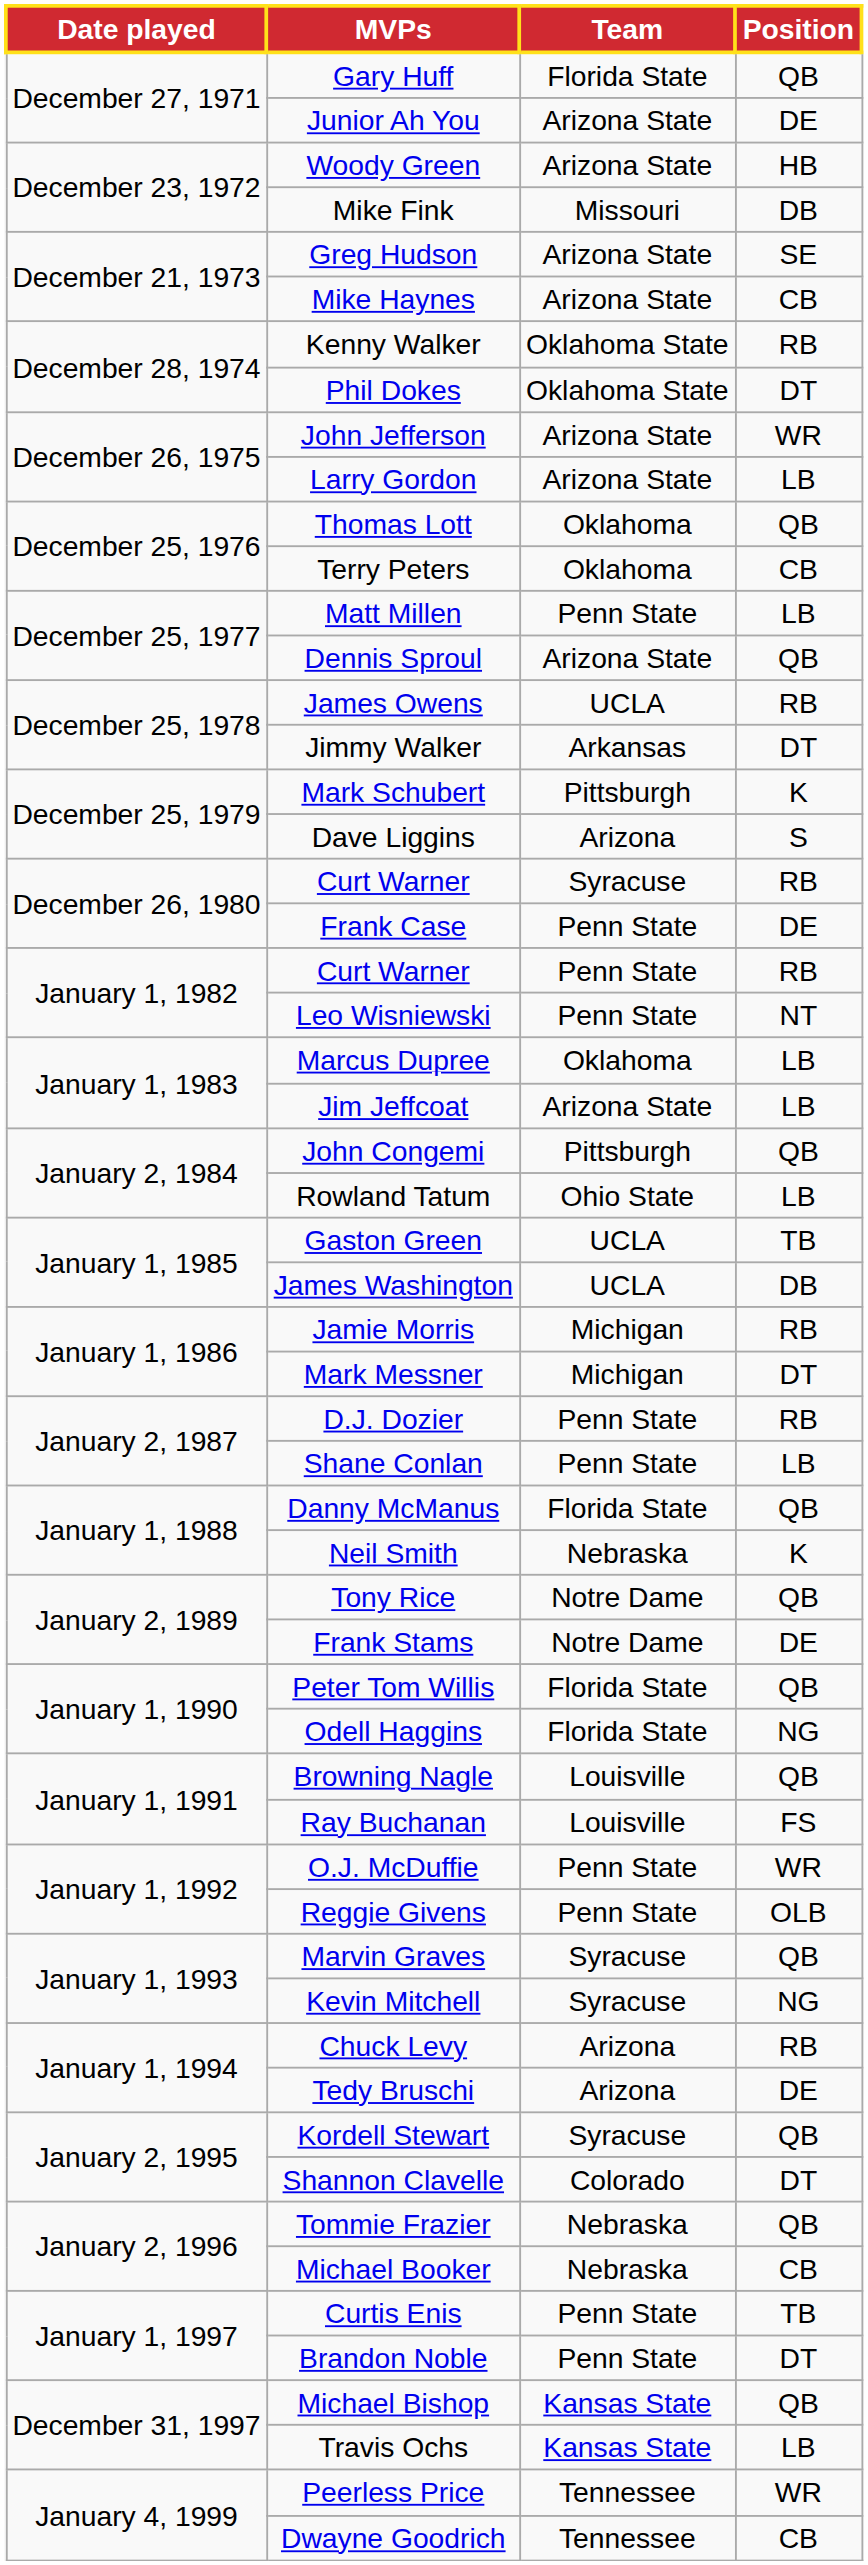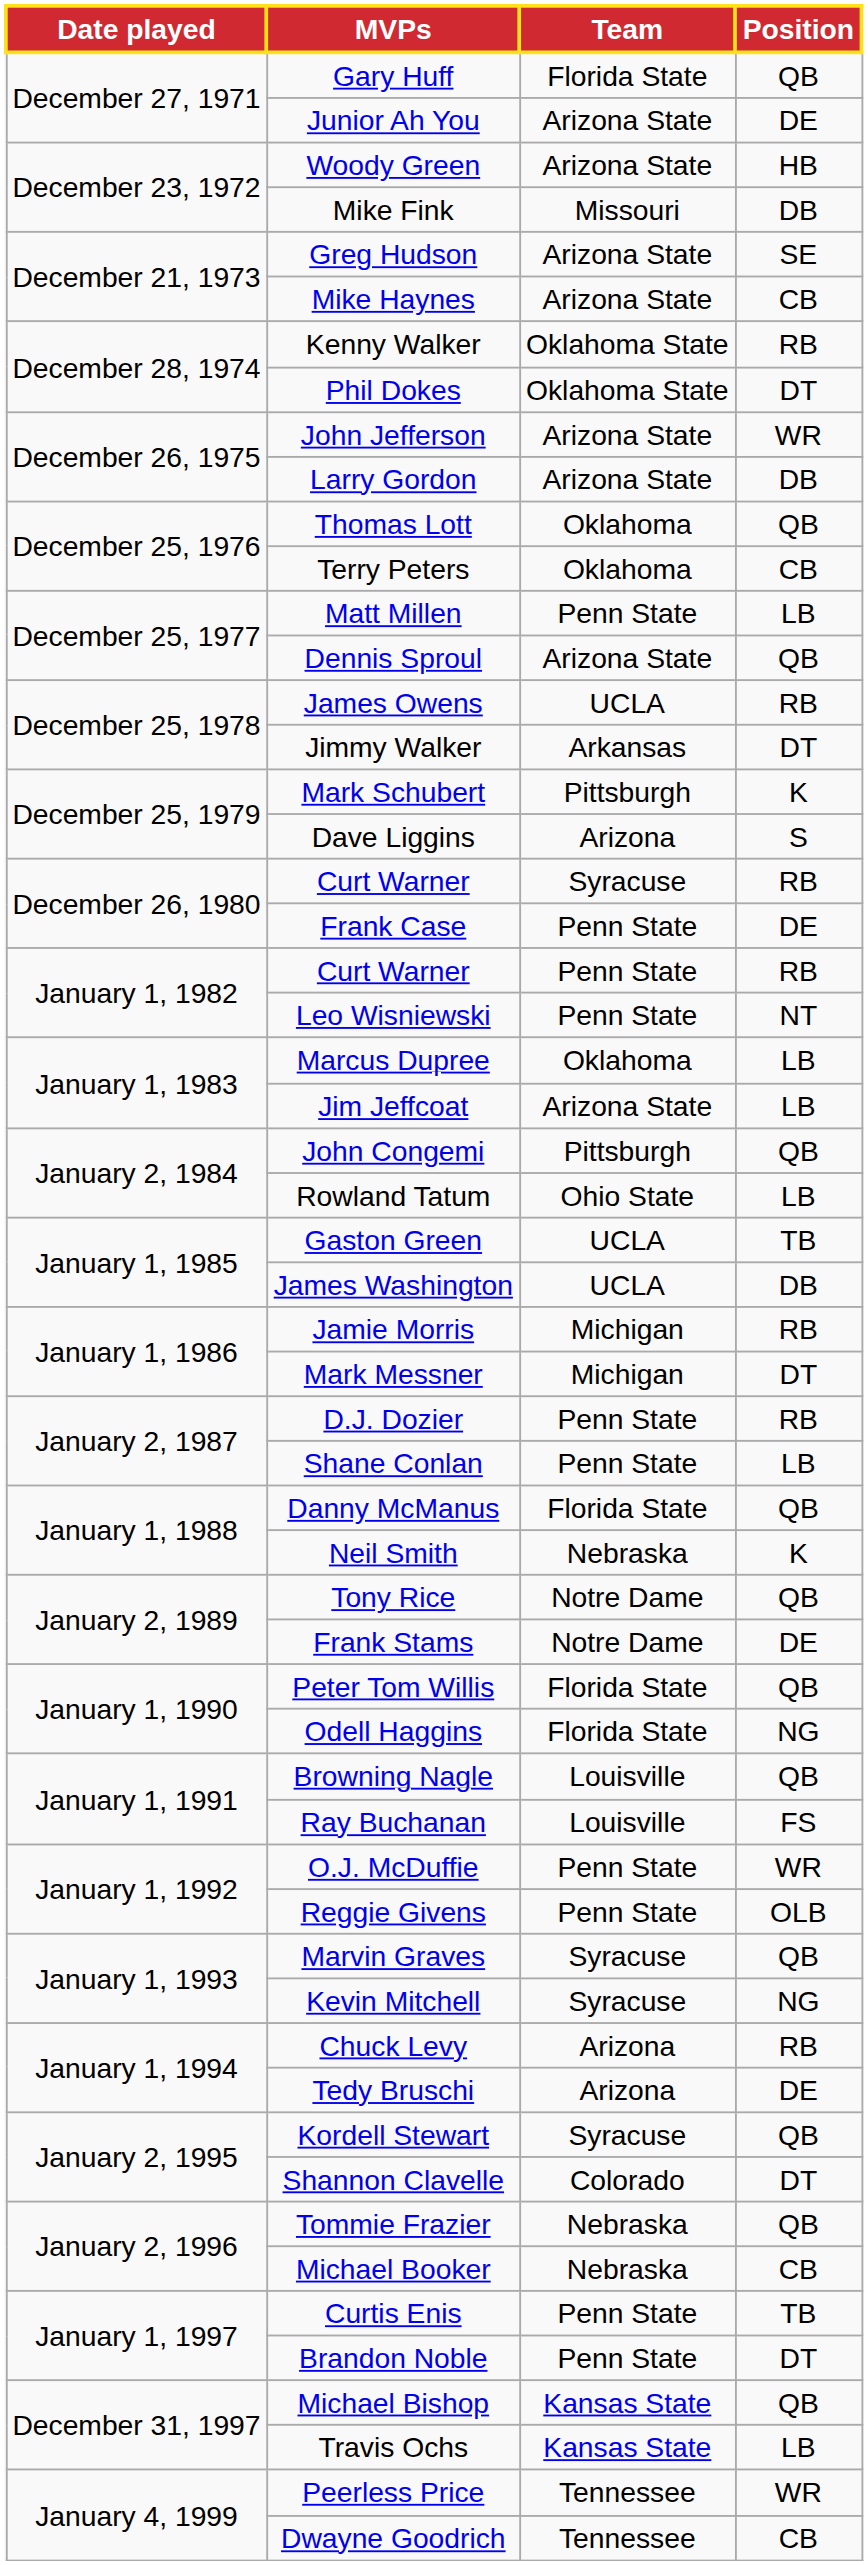(798, 479) LB -> (798, 479) DB
